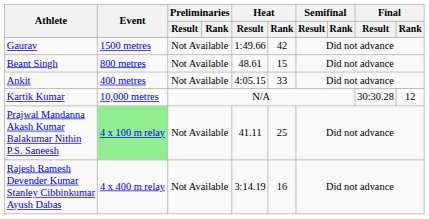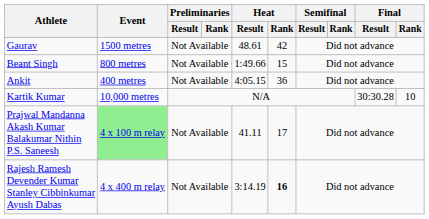(250, 46) 1:49.66 -> (250, 46) 48.61
(250, 63) 48.61 -> (250, 63) 1:49.66
(282, 80) 33 -> (282, 80) 36
(410, 98) 12 -> (410, 98) 10
(282, 133) 25 -> (282, 133) 17
(282, 187) normal -> (282, 187) bold
